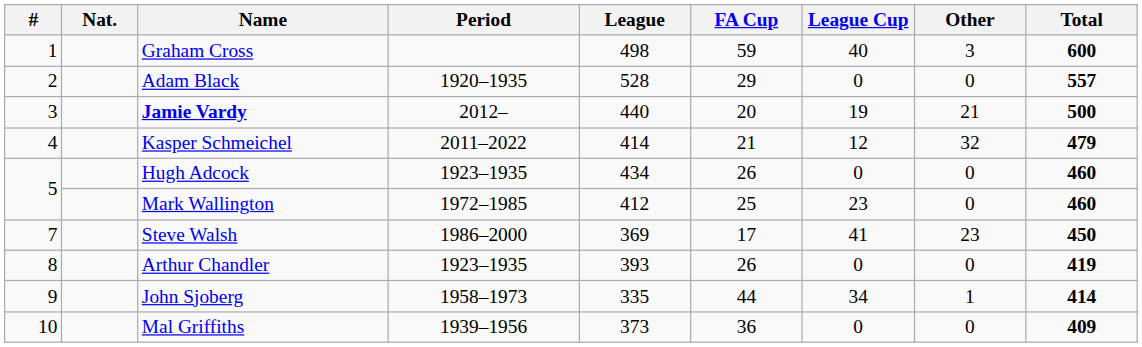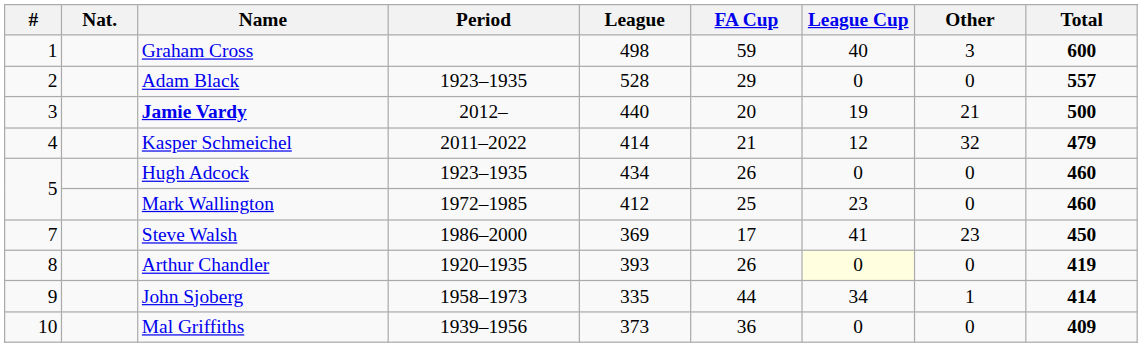(484, 81) 1920–1935 -> (484, 81) 1923–1935
(484, 265) 1923–1935 -> (484, 265) 1920–1935
(858, 265) no background -> (858, 265) lightyellow background
